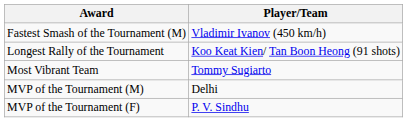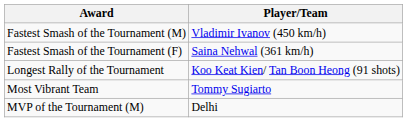+ row: (95, 51)
- row: (73, 107)
